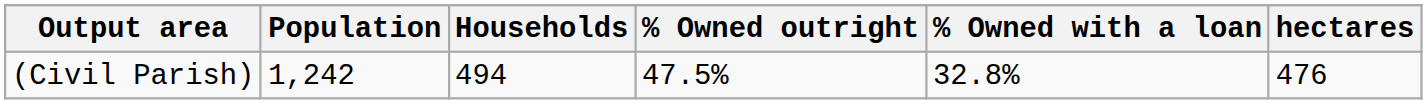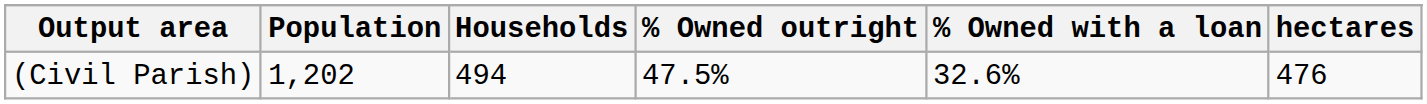(311, 76) 1,242 -> (311, 76) 1,202
(976, 76) 32.8% -> (976, 76) 32.6%
